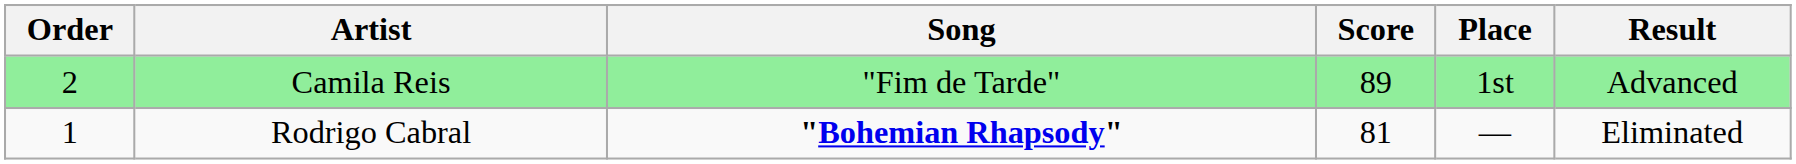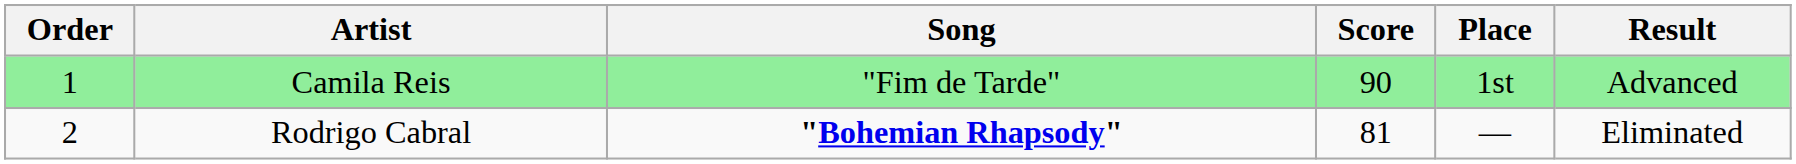(70, 81) 2 -> (70, 81) 1
(1376, 81) 89 -> (1376, 81) 90
(70, 132) 1 -> (70, 132) 2
